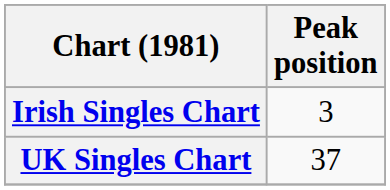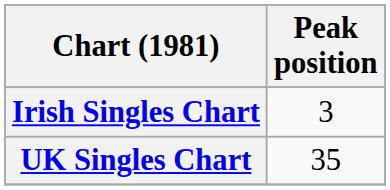(326, 160) 37 -> (326, 160) 35
